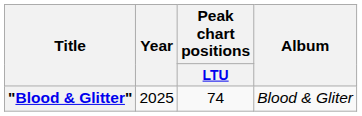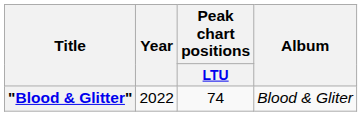(157, 98) 2025 -> (157, 98) 2022
